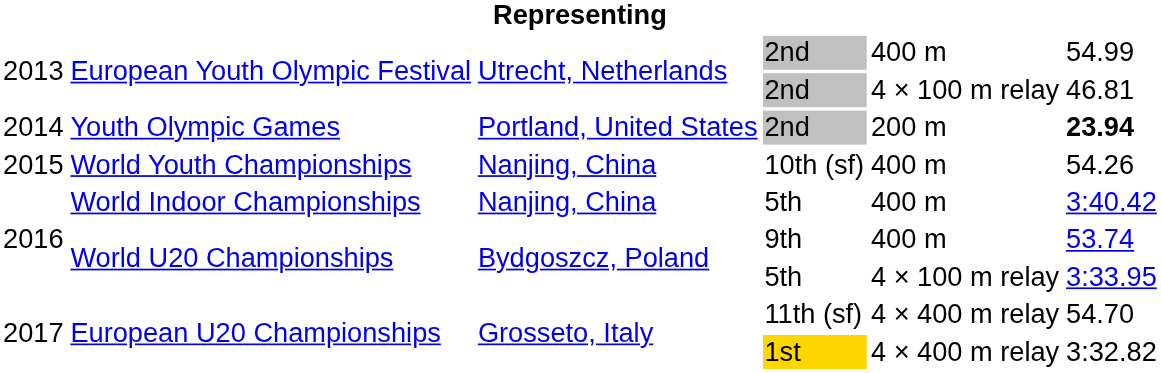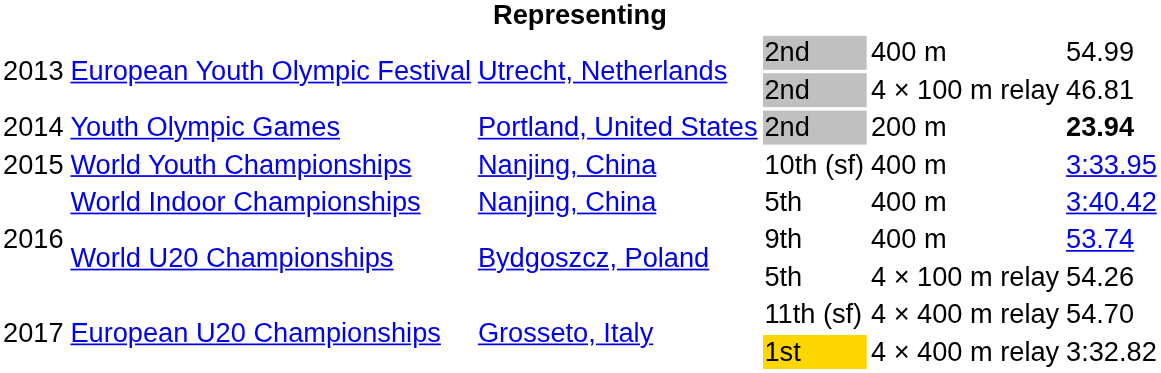(1100, 164) 54.26 -> (1111, 164) 3:33.95
(1111, 276) 3:33.95 -> (1100, 276) 54.26
